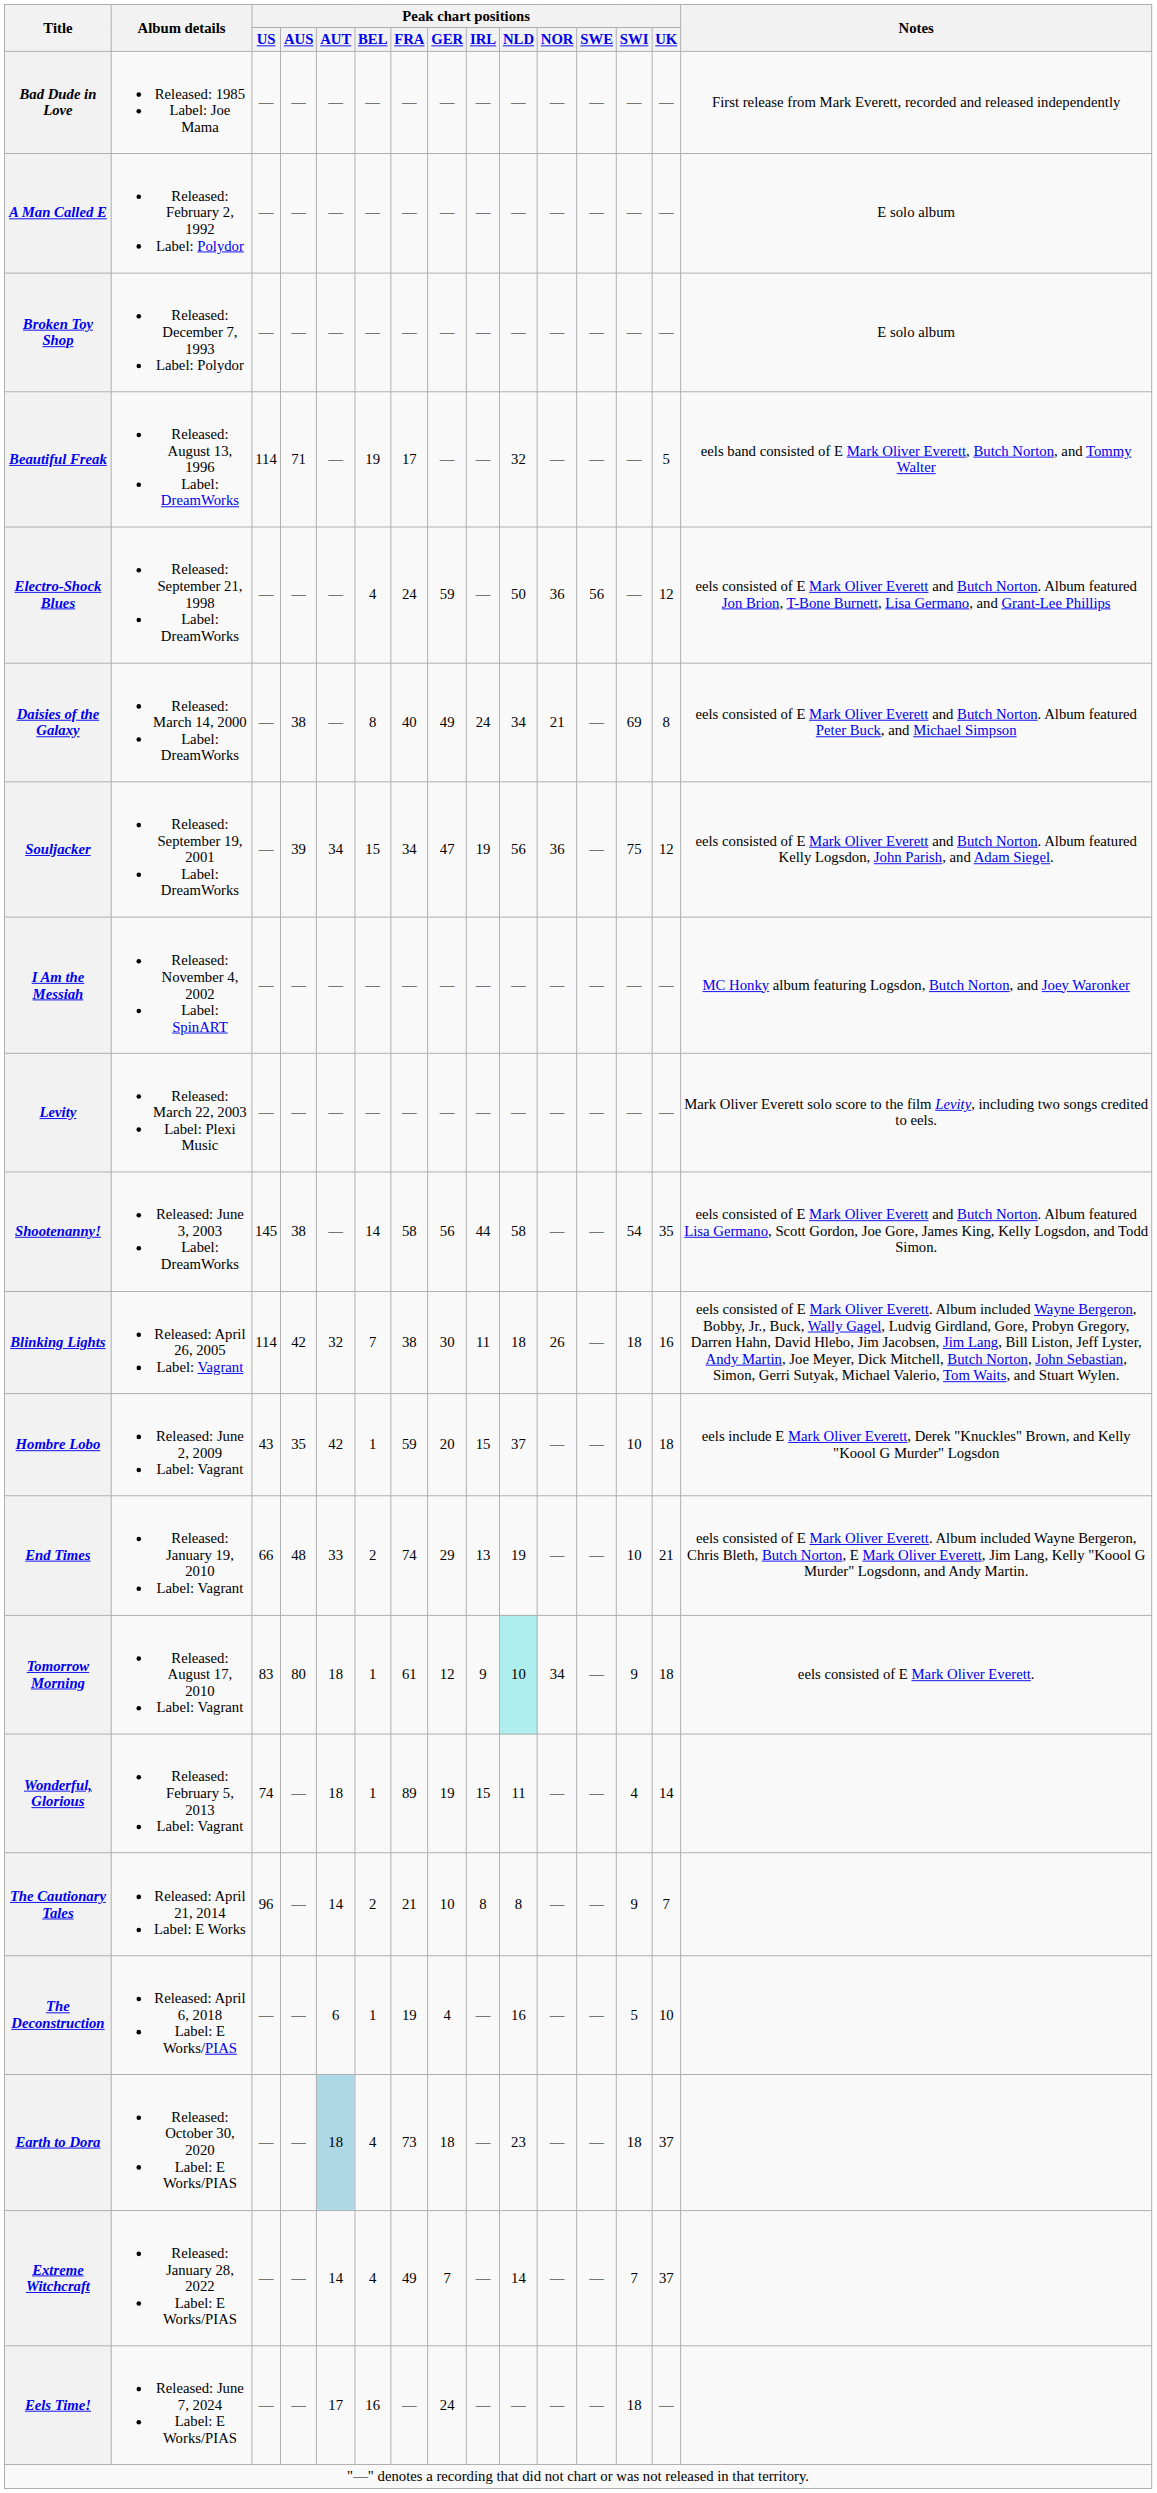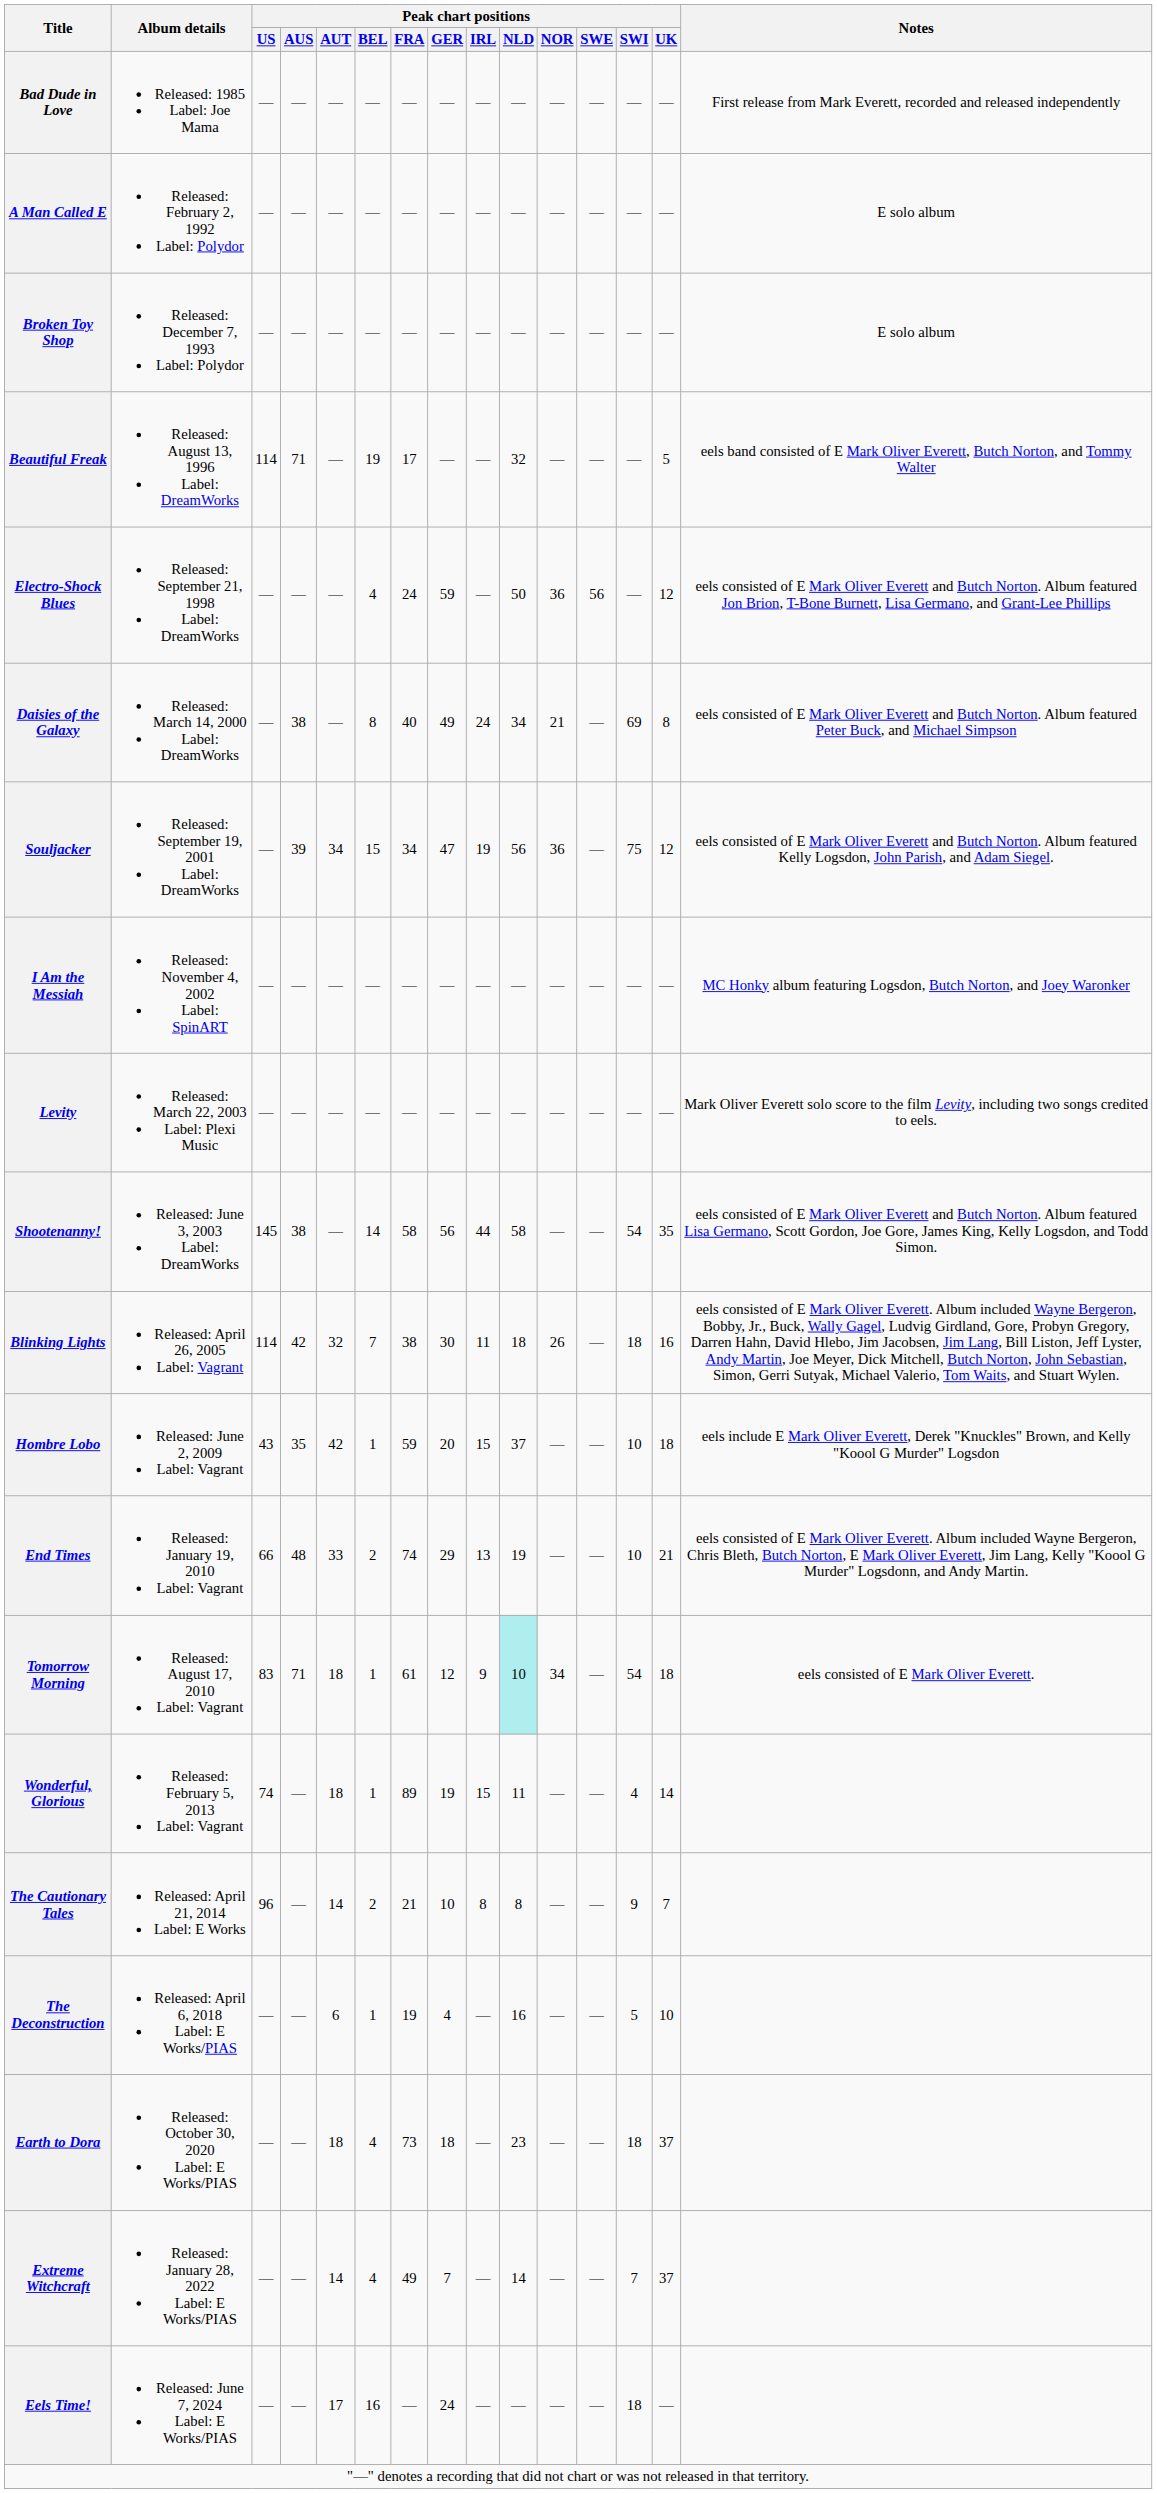(299, 1674) 80 -> (299, 1674) 71
(634, 1674) 9 -> (634, 1674) 54
(336, 2142) lightblue background -> (336, 2142) no background
